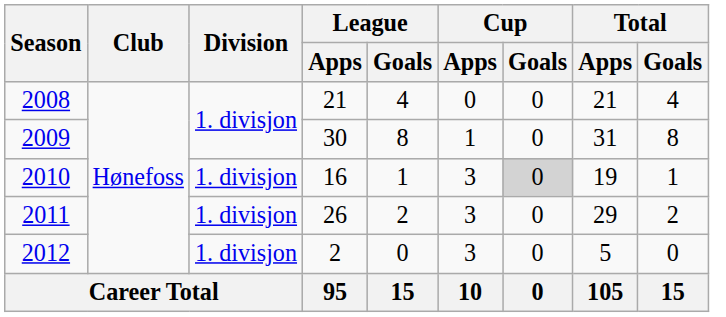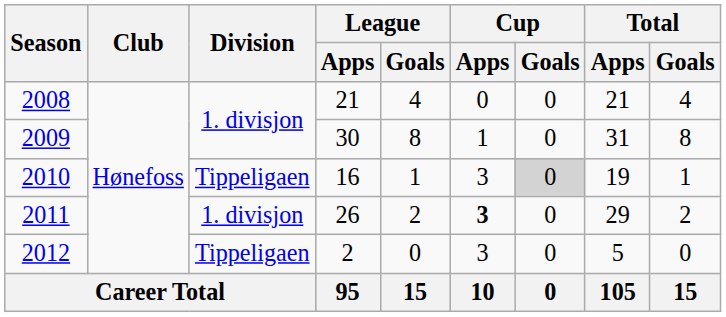(246, 176) 1. divisjon -> (252, 176) Tippeligaen
(470, 215) normal -> (483, 215) bold
(246, 253) 1. divisjon -> (252, 253) Tippeligaen
